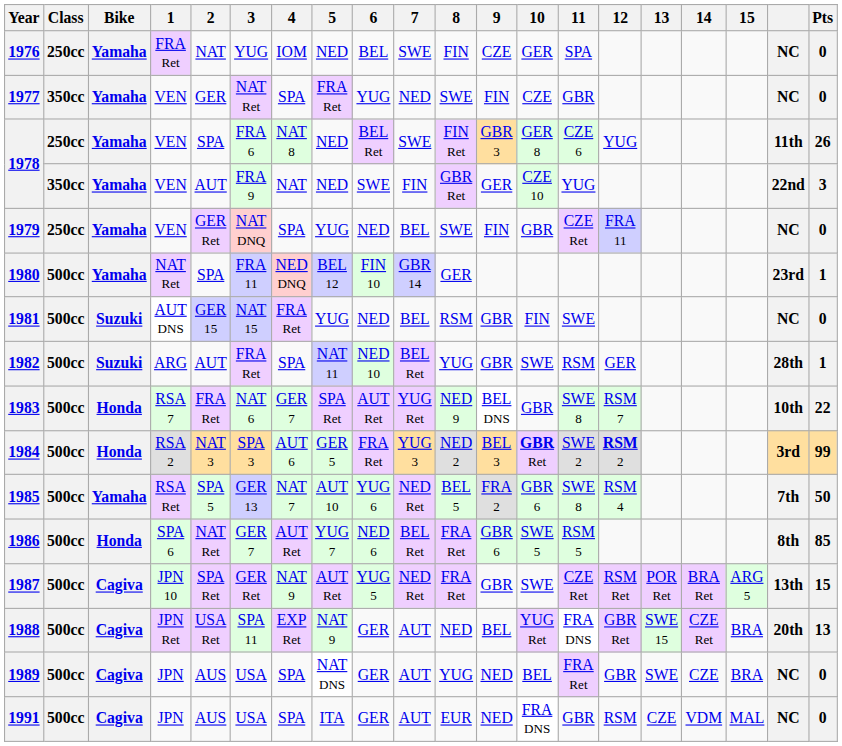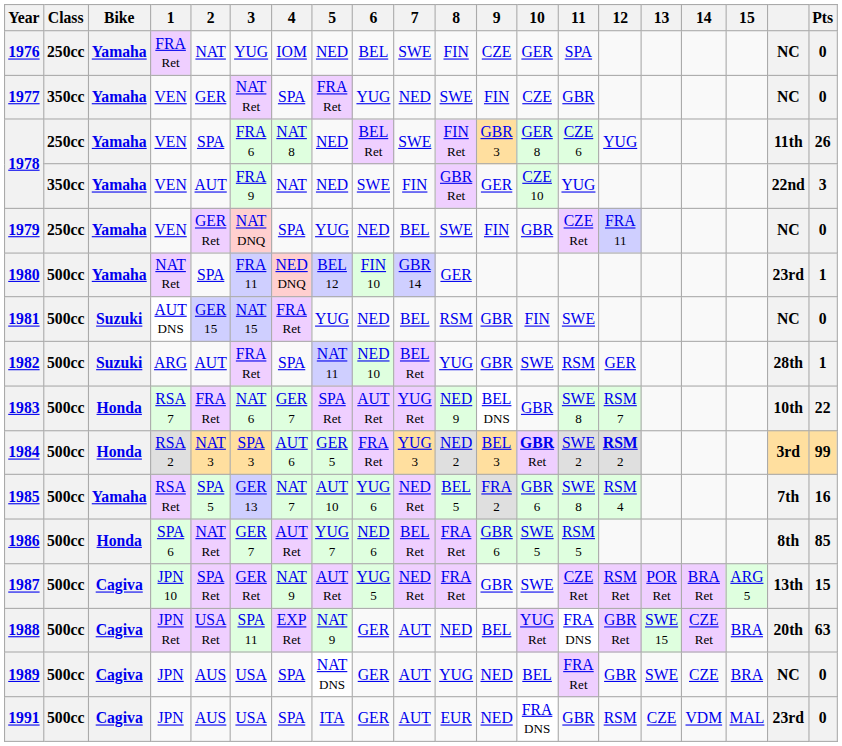(823, 497) 50 -> (823, 497) 16
(823, 630) 13 -> (823, 630) 63
(788, 719) NC -> (788, 719) 23rd
